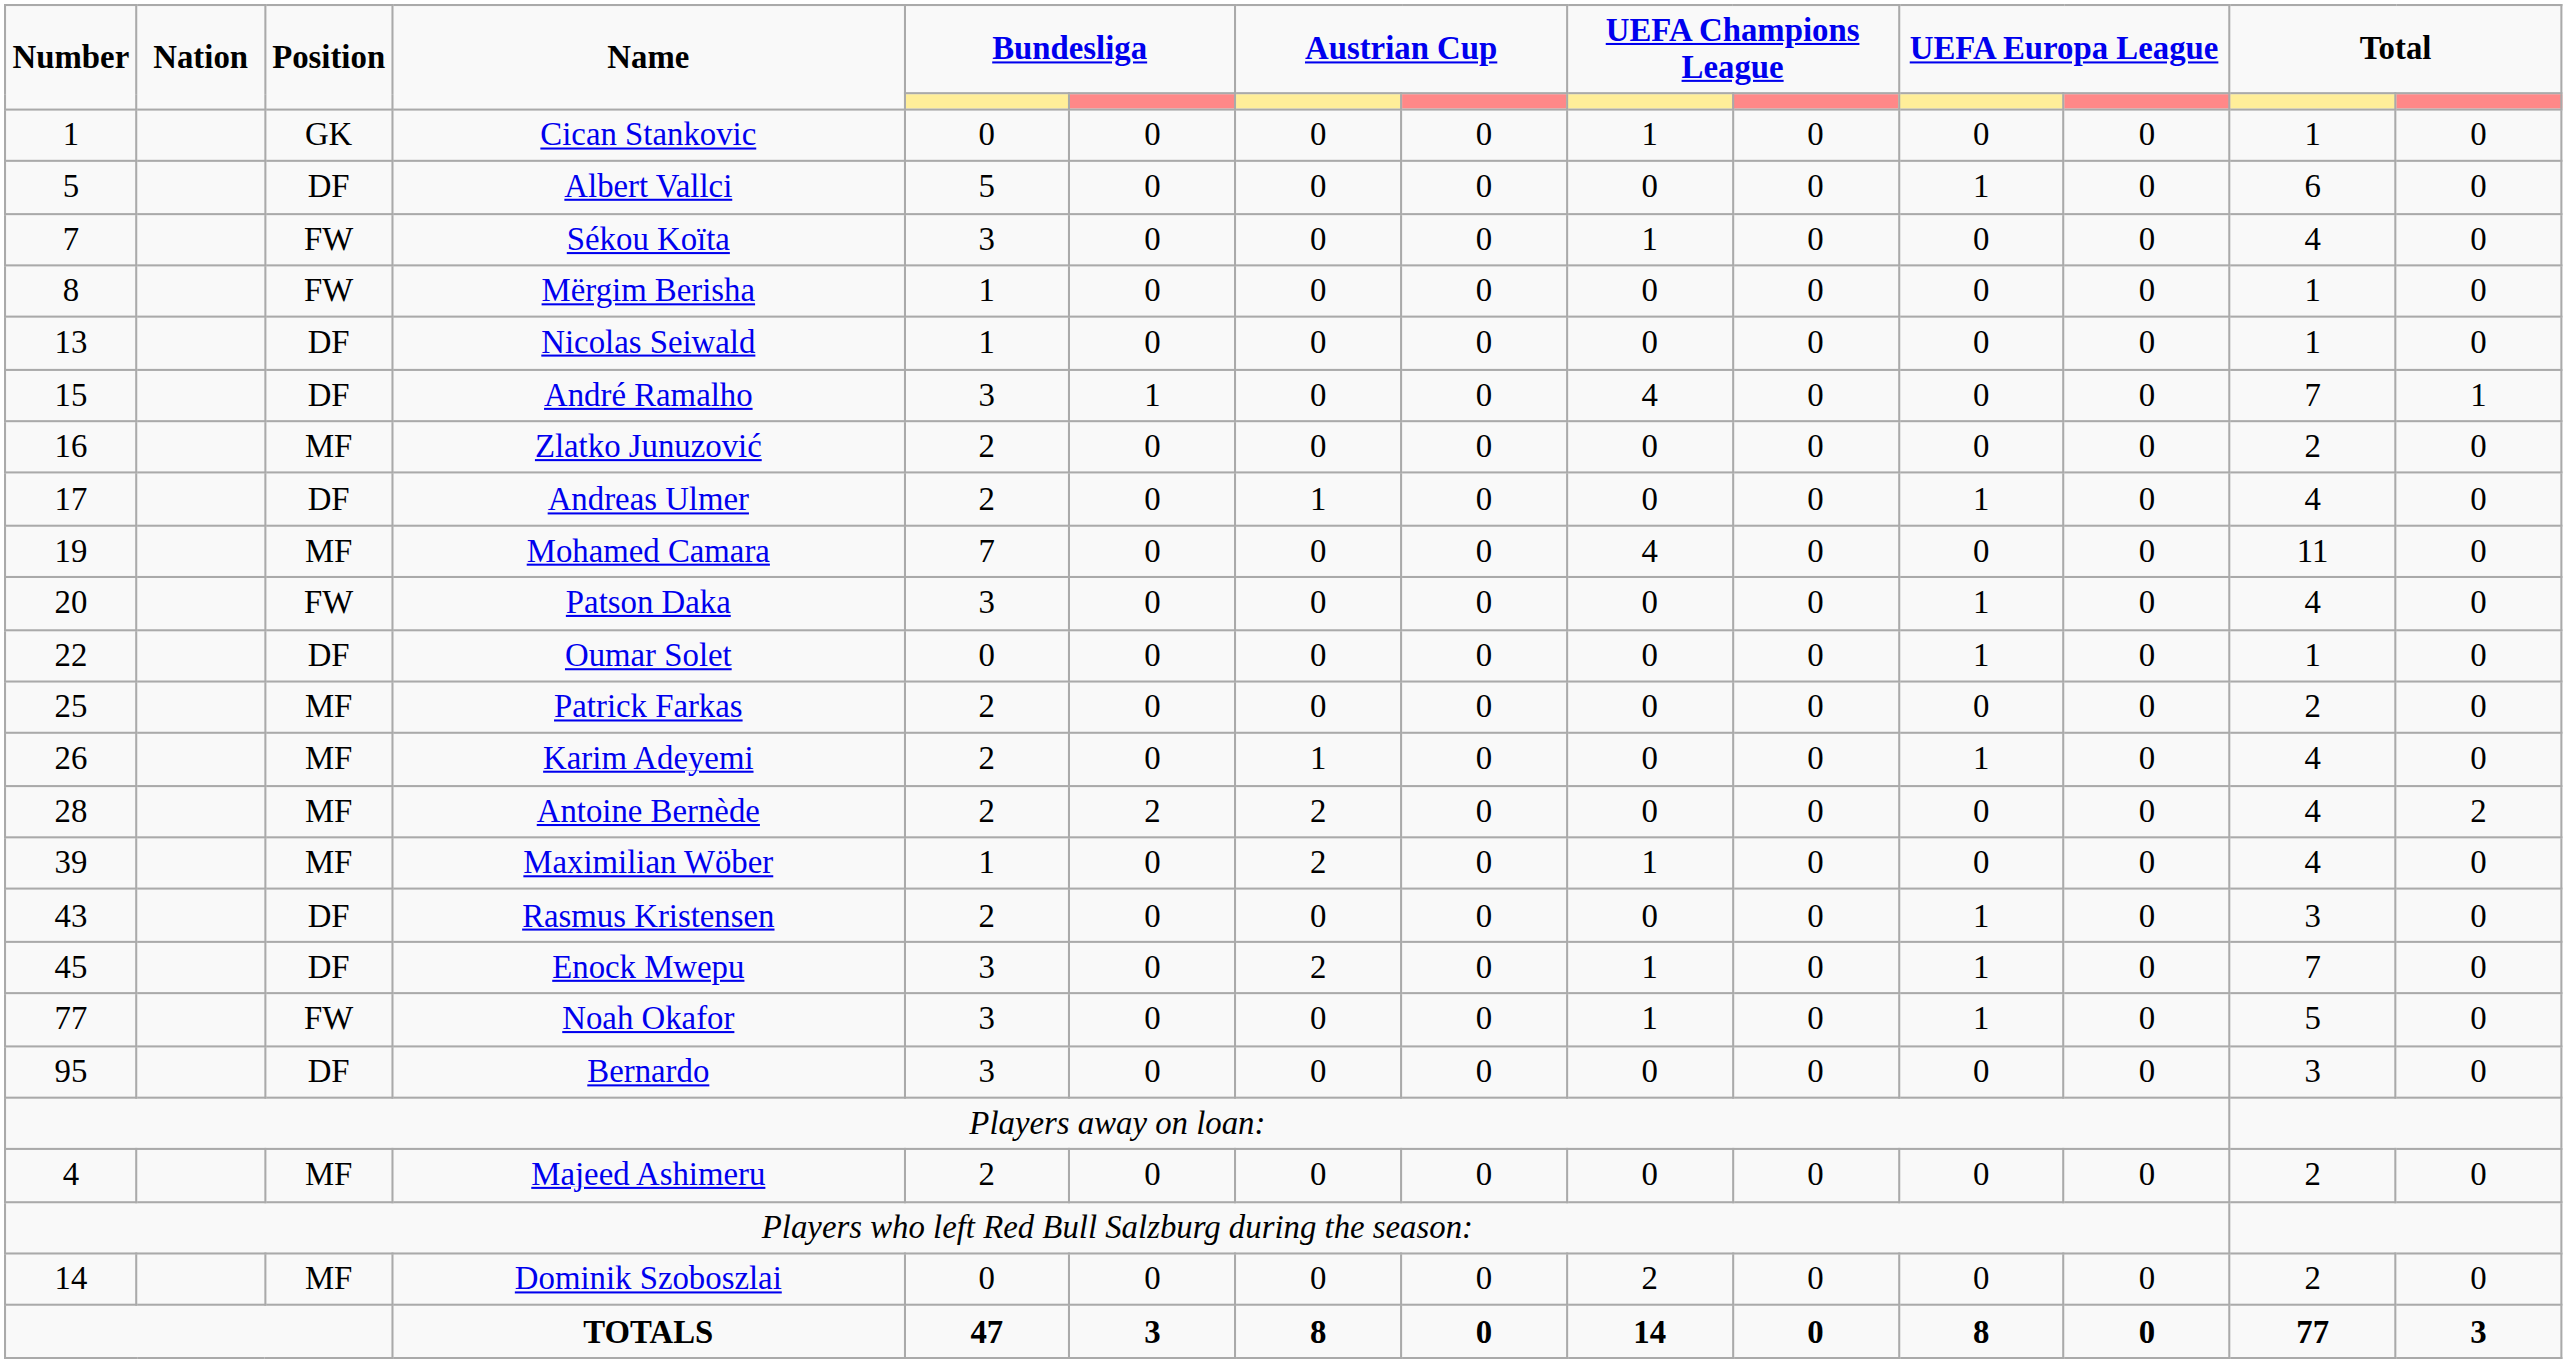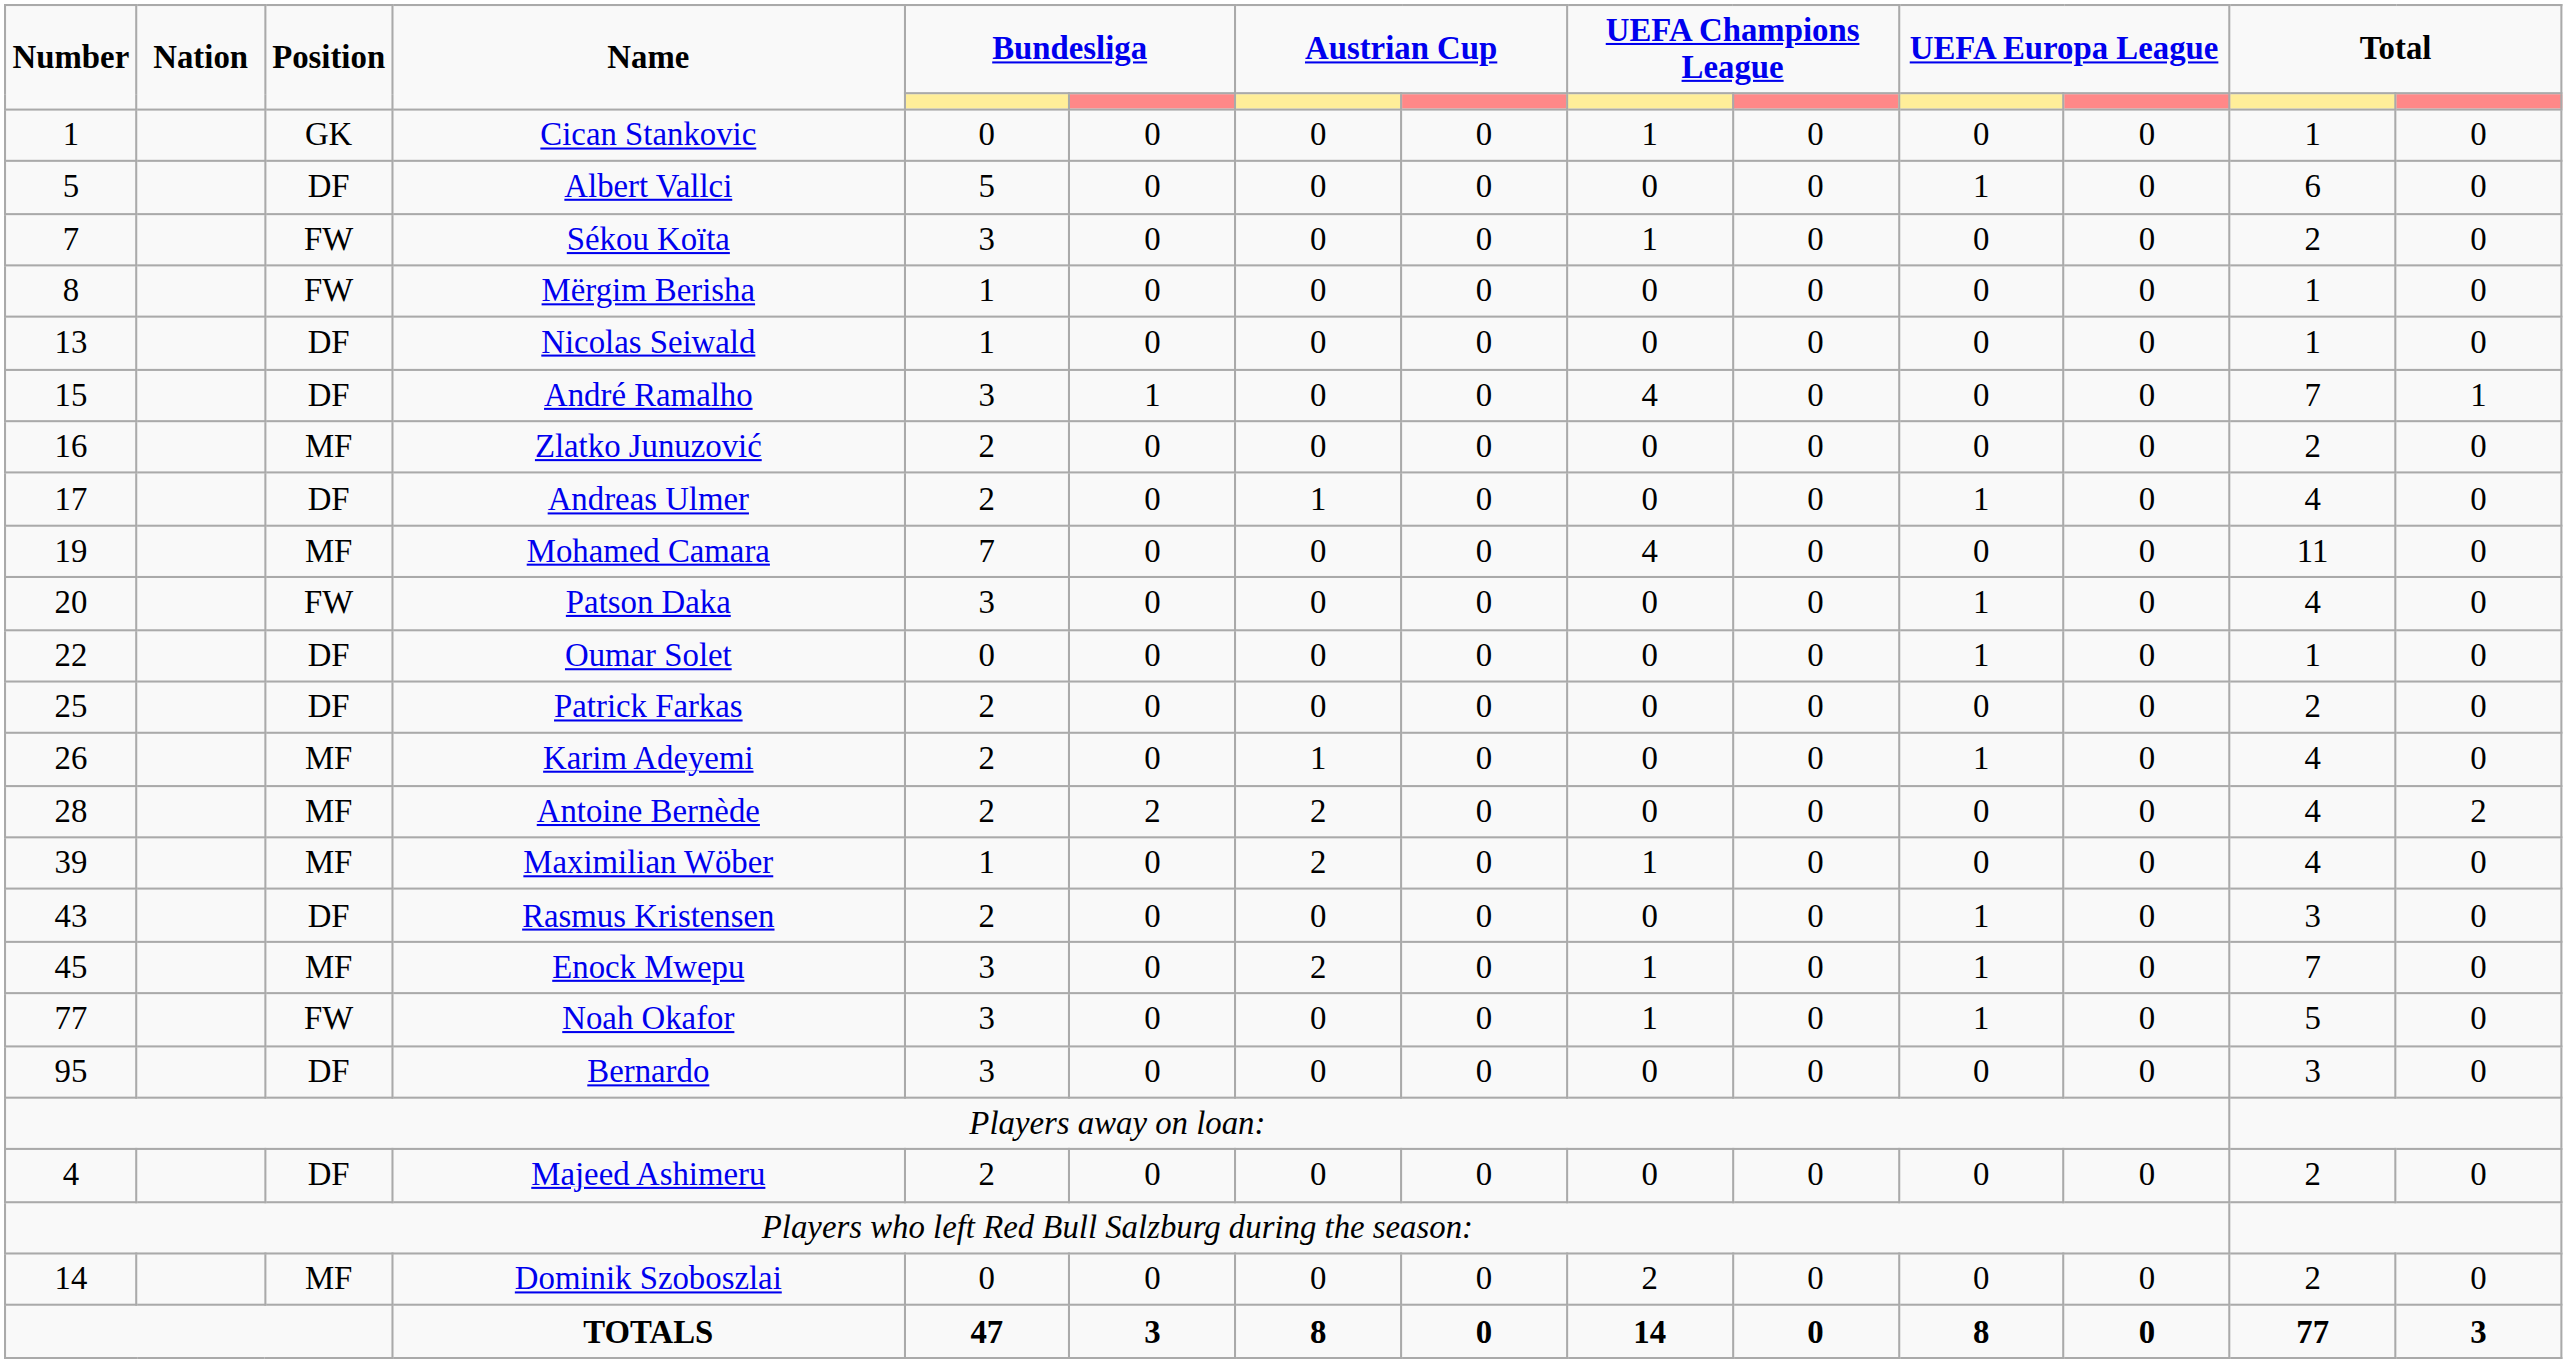(2313, 238) 4 -> (2313, 238) 2
(329, 706) MF -> (329, 706) DF
(329, 966) DF -> (329, 966) MF
(329, 1174) MF -> (329, 1174) DF
